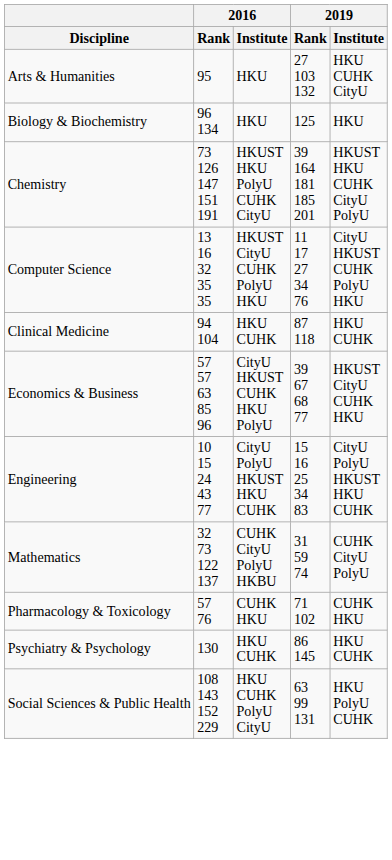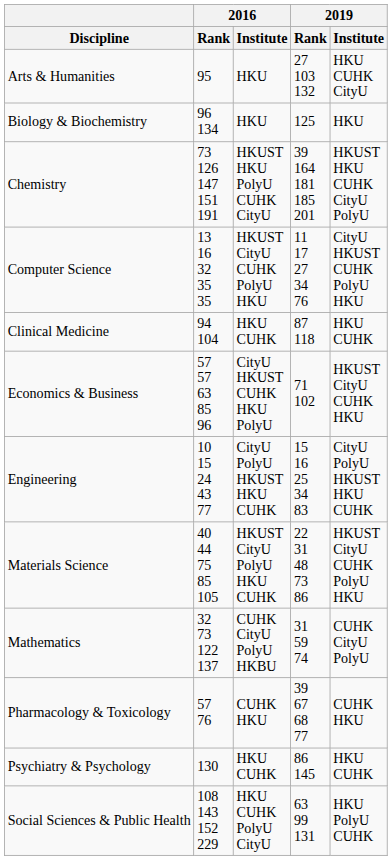(301, 393) 39 67 68 77 -> (304, 393) 71 102
+ row: (58, 565)
(304, 611) 71 102 -> (301, 712) 39 67 68 77
